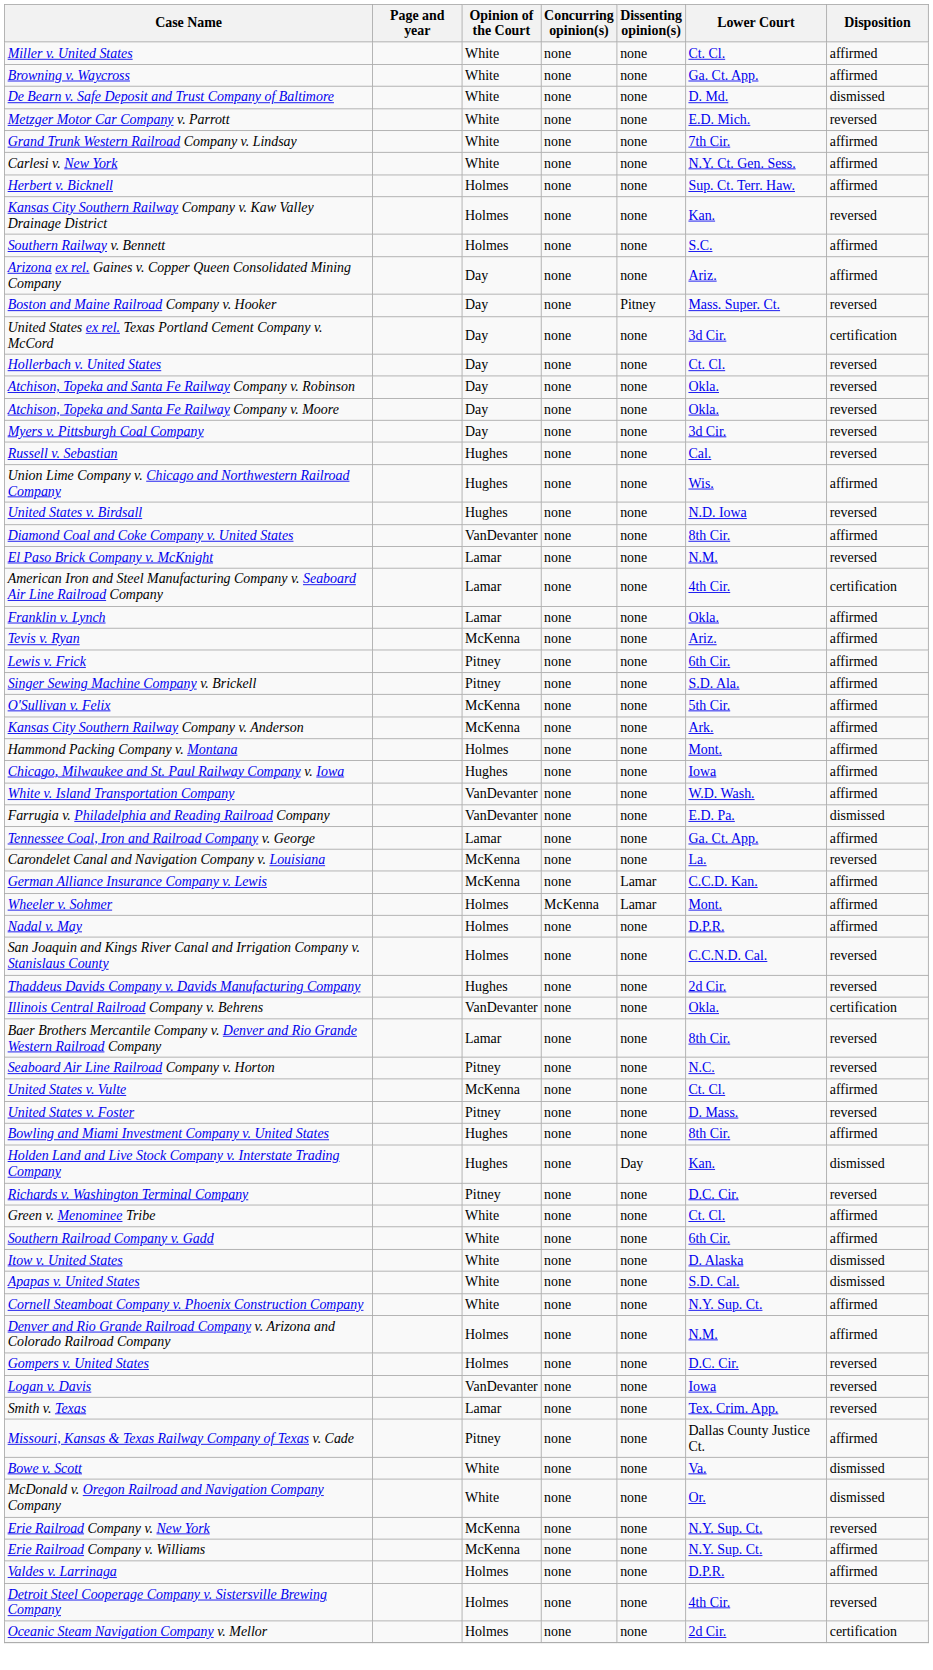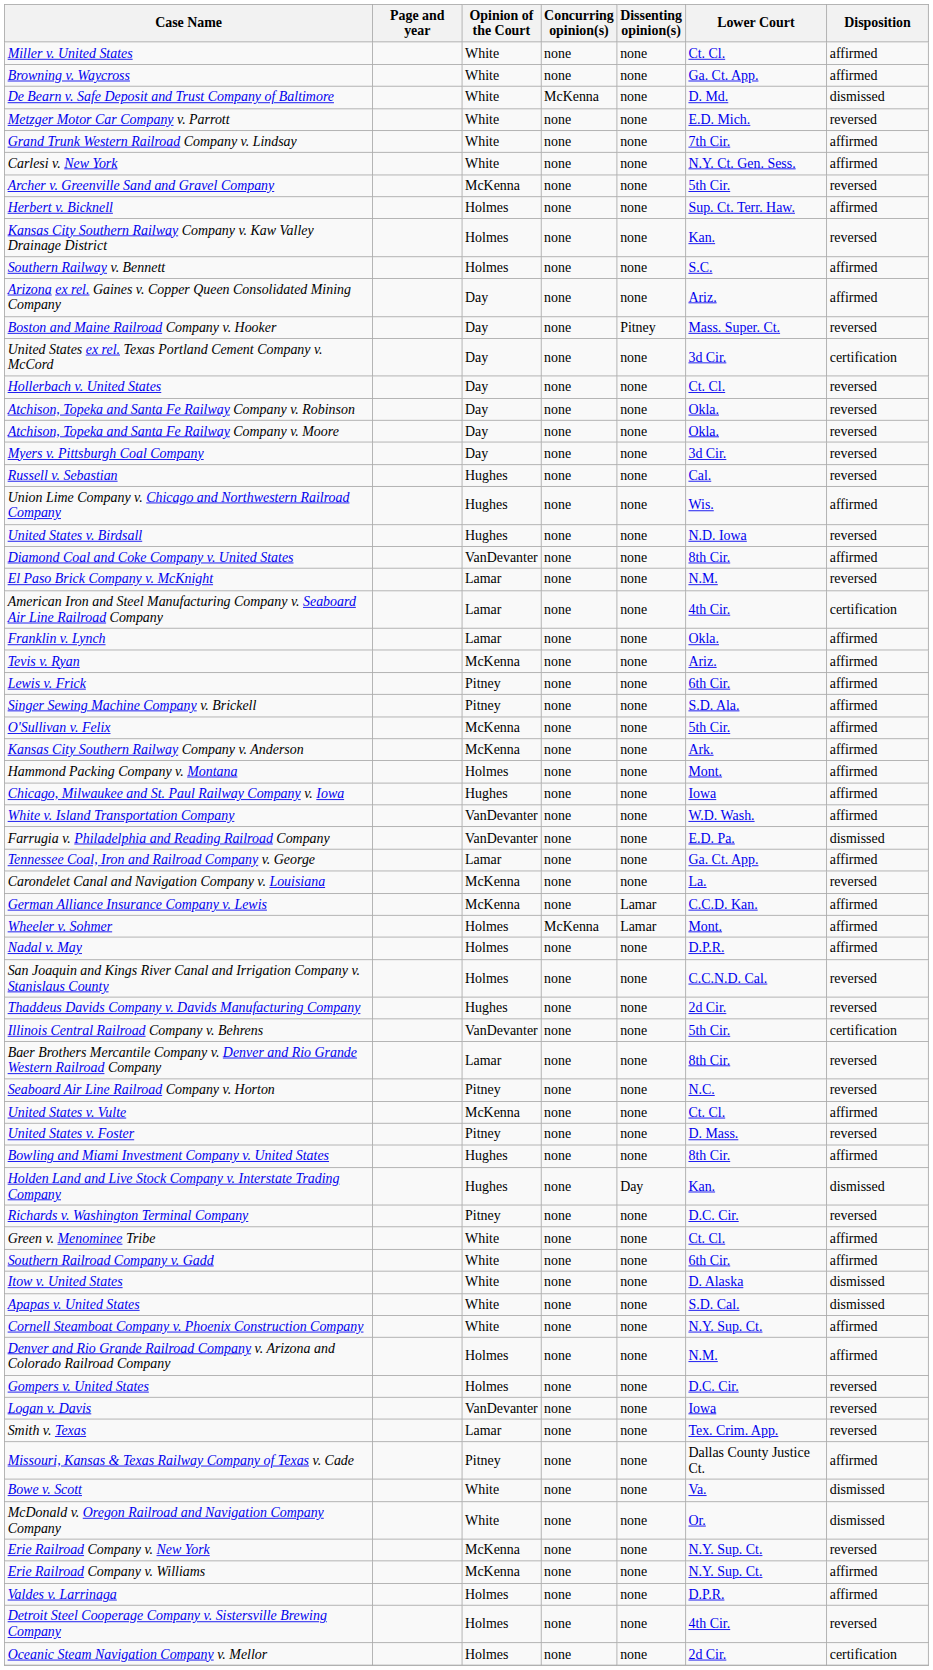(558, 97) none -> (572, 97) McKenna
+ row: (141, 185)
(704, 1008) Okla. -> (709, 1030) 5th Cir.
